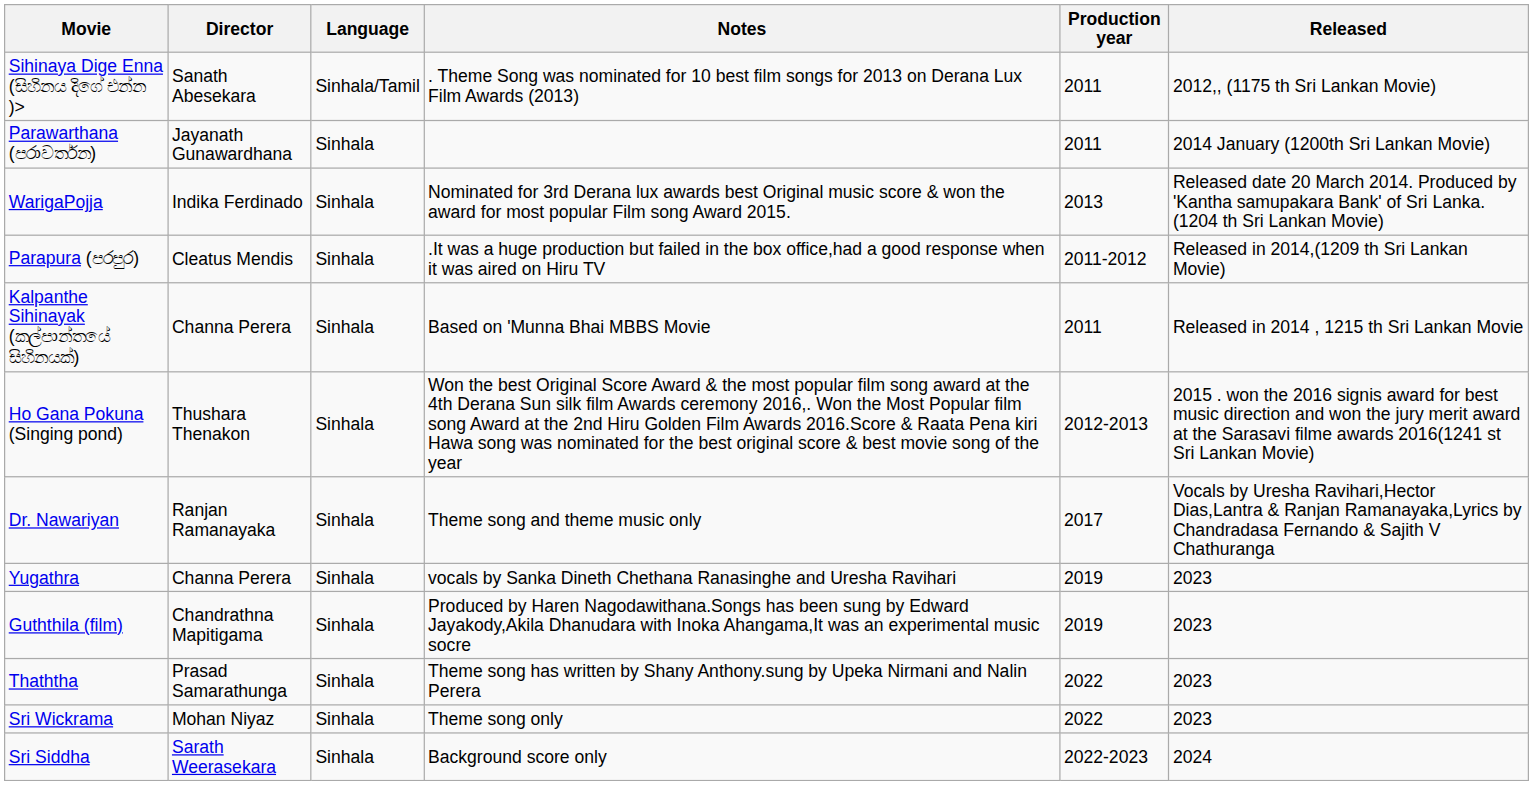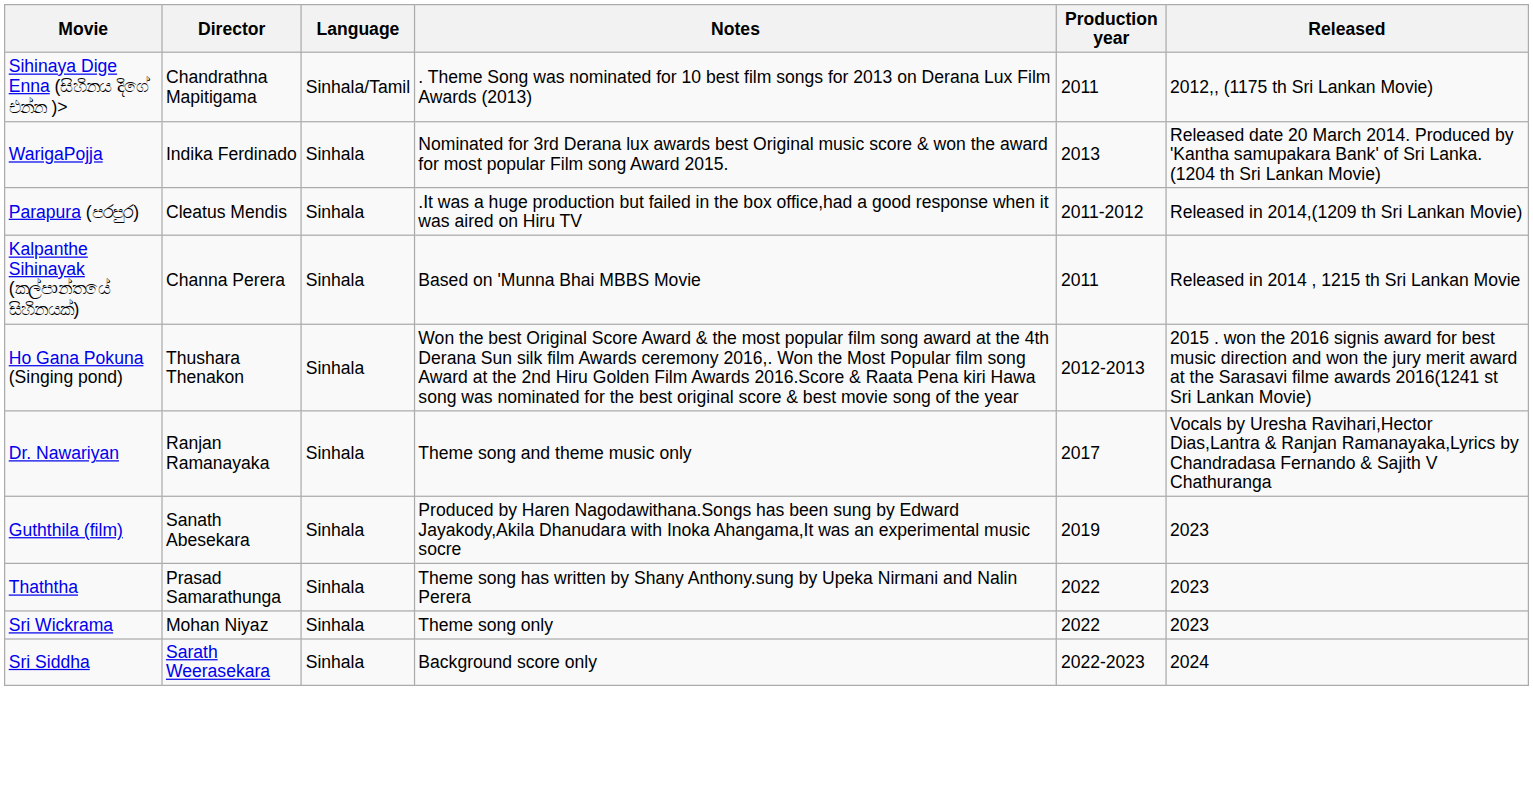(214, 86) Sanath Abesekara -> (217, 87) Chandrathna Mapitigama
- row: (63, 144)
- row: (44, 578)
(223, 625) Chandrathna Mapitigama -> (208, 530) Sanath Abesekara
